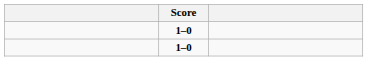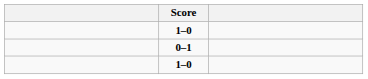+ row: (82, 47)
